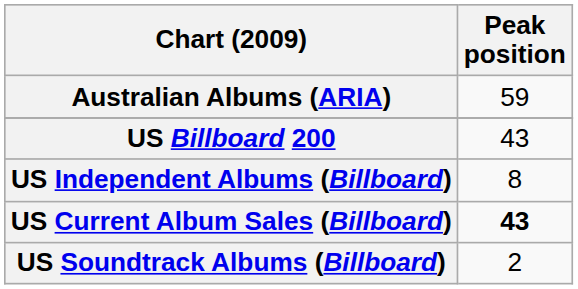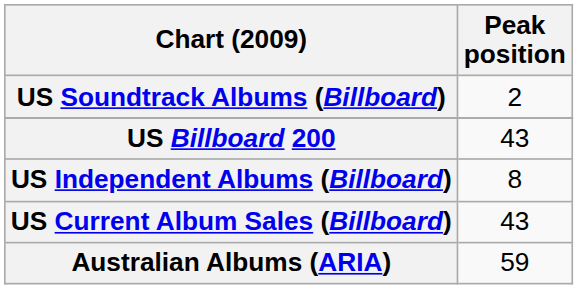rows swapped: (231, 96) <-> (231, 262)
(515, 221) bold -> (515, 221) normal
